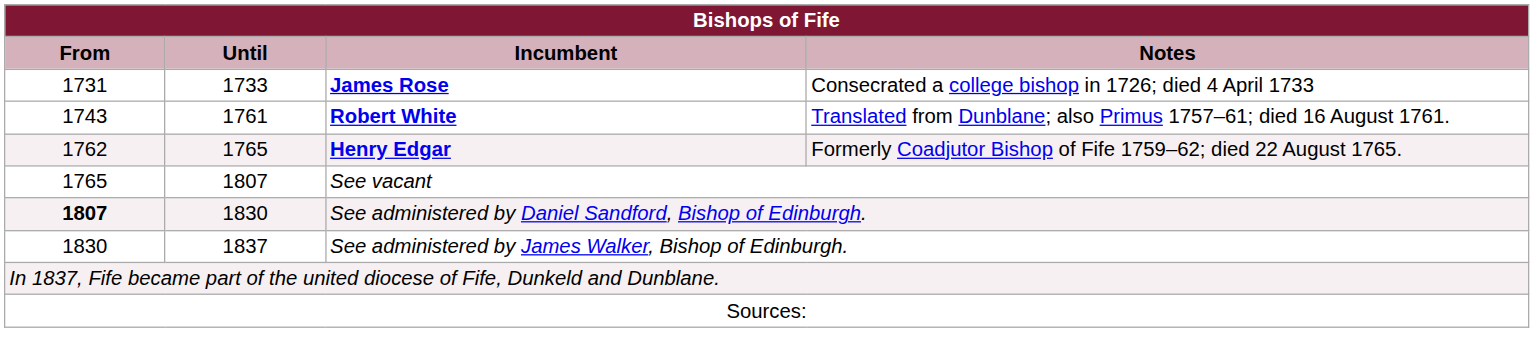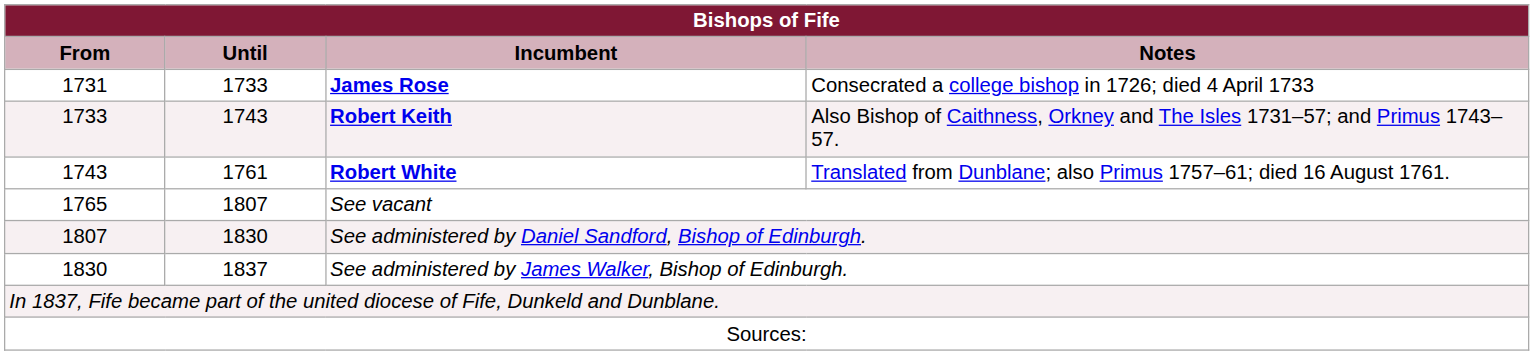+ row: (391, 117)
- row: (390, 149)
(85, 213) bold -> (85, 236) normal
